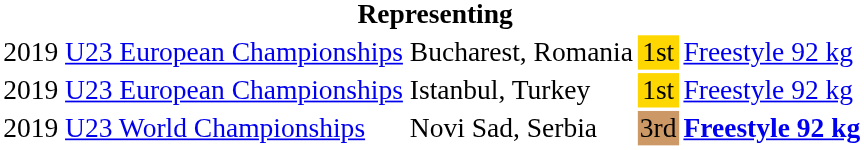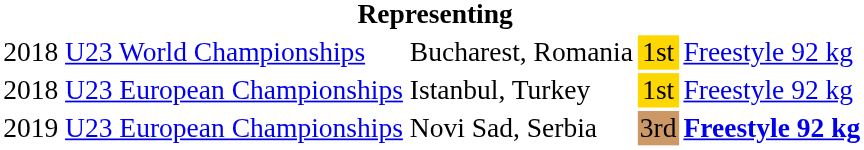(31, 52) 2019 -> (31, 52) 2018
(234, 52) U23 European Championships -> (215, 52) U23 World Championships
(31, 89) 2019 -> (31, 89) 2018
(215, 127) U23 World Championships -> (234, 127) U23 European Championships
